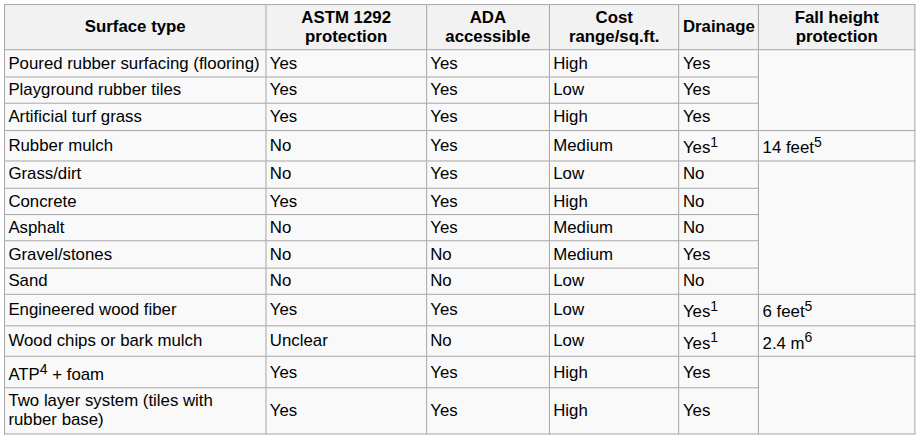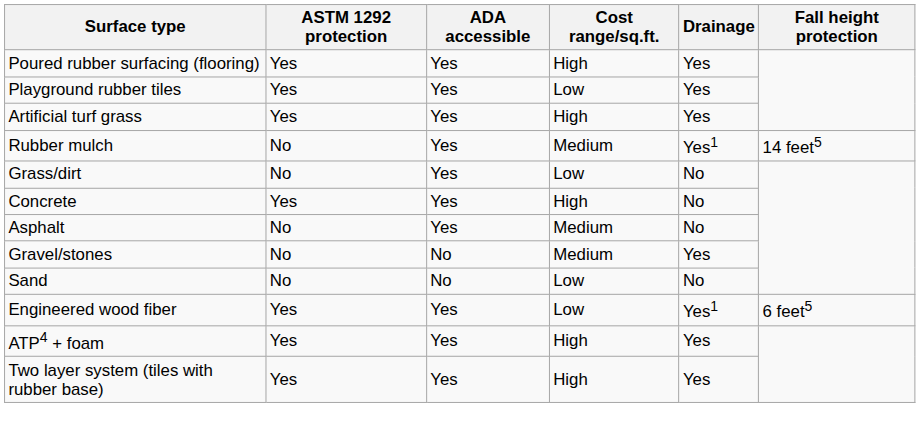- row: (105, 341)
